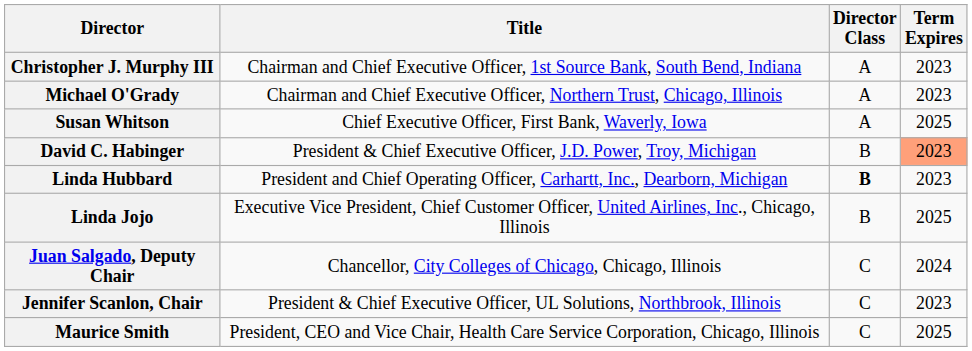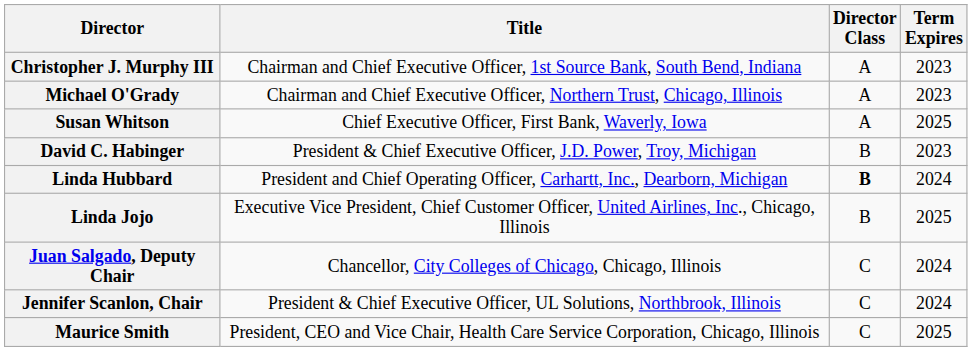(934, 151) lightsalmon background -> (934, 151) no background
(934, 179) 2023 -> (934, 179) 2024
(934, 303) 2023 -> (934, 303) 2024
